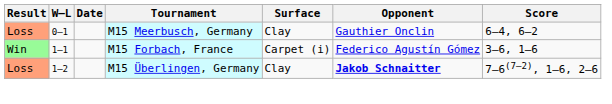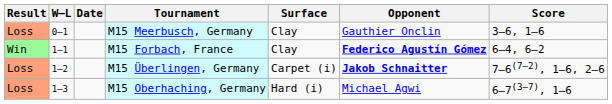(512, 31) 6–4, 6–2 -> (518, 31) 3–6, 1–6
(297, 49) Carpet (i) -> (284, 49) Clay
(408, 49) normal -> (414, 49) bold
(512, 49) 3–6, 1–6 -> (518, 49) 6–4, 6–2
(278, 68) Clay -> (304, 68) Carpet (i)
+ row: (187, 89)
